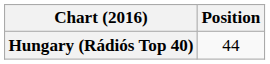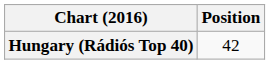(231, 45) 44 -> (231, 45) 42
